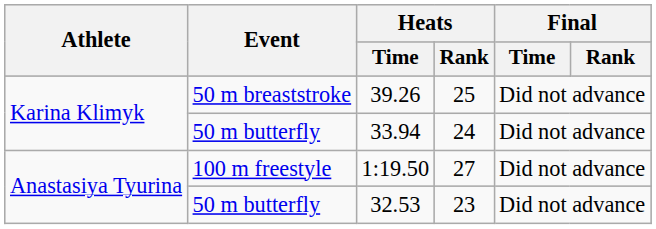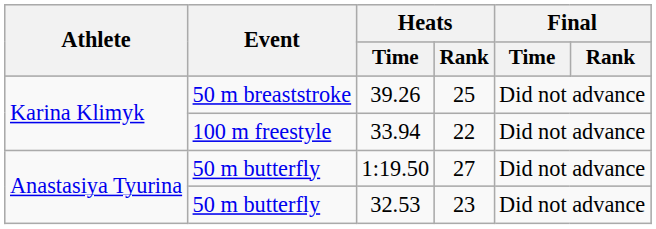(256, 131) 50 m butterfly -> (262, 131) 100 m freestyle
(464, 131) 24 -> (464, 131) 22
(262, 168) 100 m freestyle -> (256, 168) 50 m butterfly
